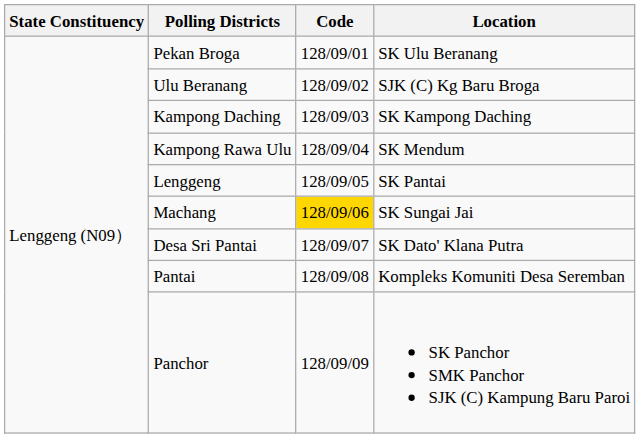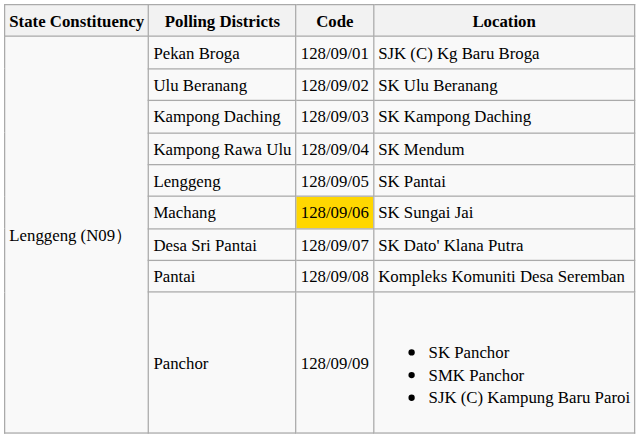(438, 53) SK Ulu Beranang -> (459, 53) SJK (C) Kg Baru Broga
(459, 85) SJK (C) Kg Baru Broga -> (438, 85) SK Ulu Beranang
